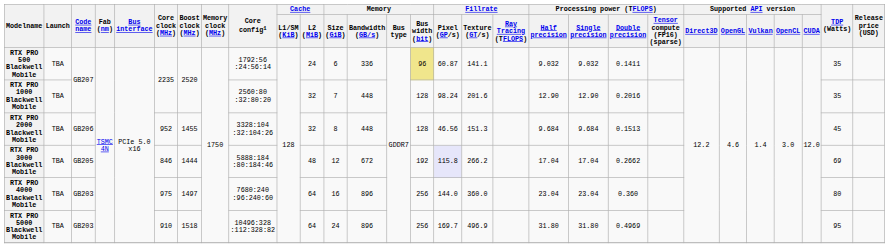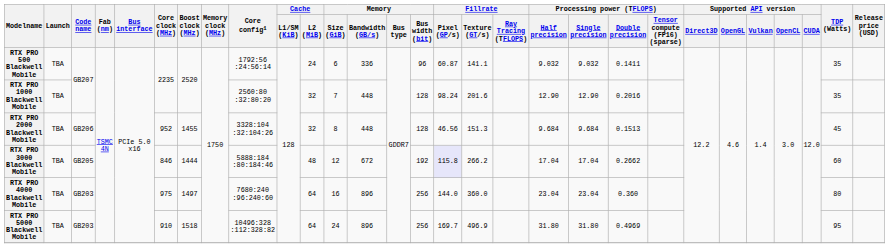(422, 64) khaki background -> (422, 64) no background
(837, 162) 69 -> (837, 162) 60
